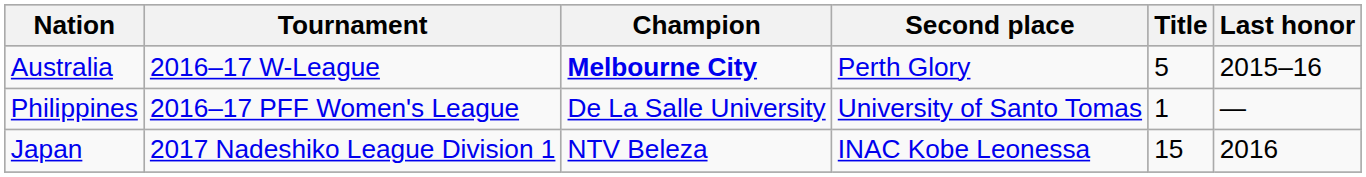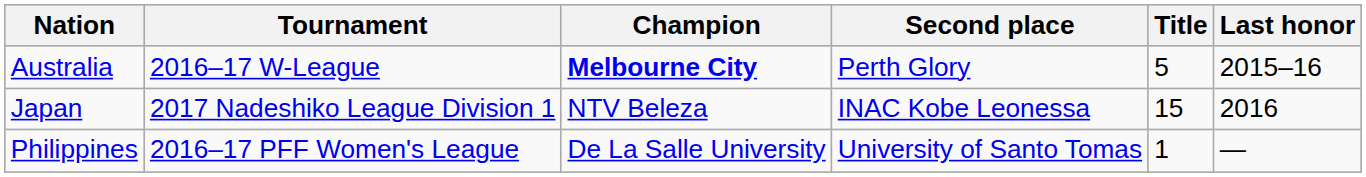rows swapped: (47, 150) <-> (74, 108)
